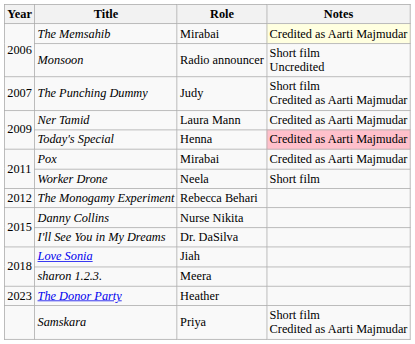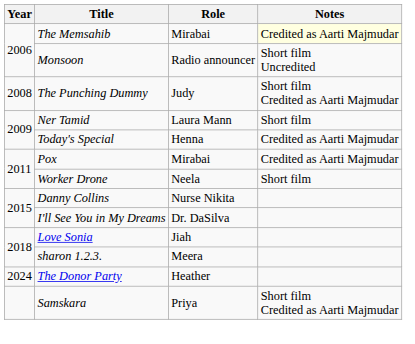(20, 93) 2007 -> (20, 93) 2008
(339, 120) Credited as Aarti Majmudar -> (286, 120) Short film
(339, 139) pink background -> (330, 139) no background
- row: (106, 198)
(20, 295) 2023 -> (20, 276) 2024
